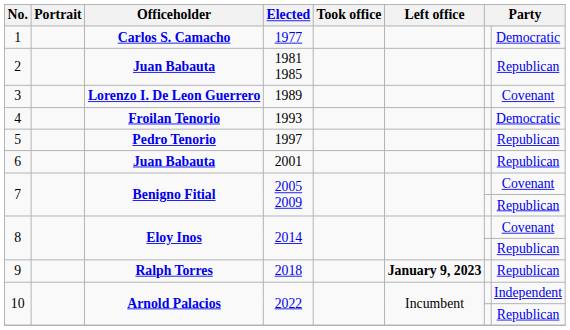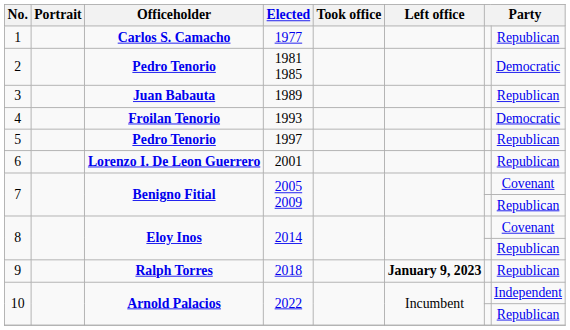(528, 37) Democratic -> (528, 37) Republican
(174, 66) Juan Babauta -> (174, 66) Pedro Tenorio
(528, 66) Republican -> (528, 66) Democratic
(174, 96) Lorenzo I. De Leon Guerrero -> (174, 96) Juan Babauta
(528, 96) Covenant -> (528, 96) Republican
(174, 161) Juan Babauta -> (174, 161) Lorenzo I. De Leon Guerrero
